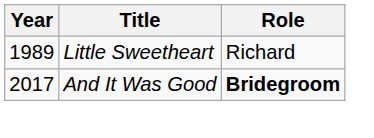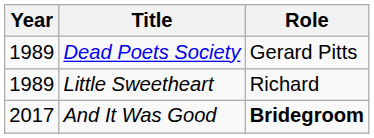+ row: (152, 52)
